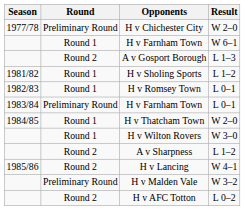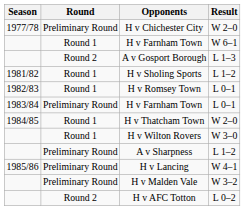(80, 151) Round 2 -> (80, 151) Preliminary Round
(80, 167) Round 2 -> (80, 167) Preliminary Round
